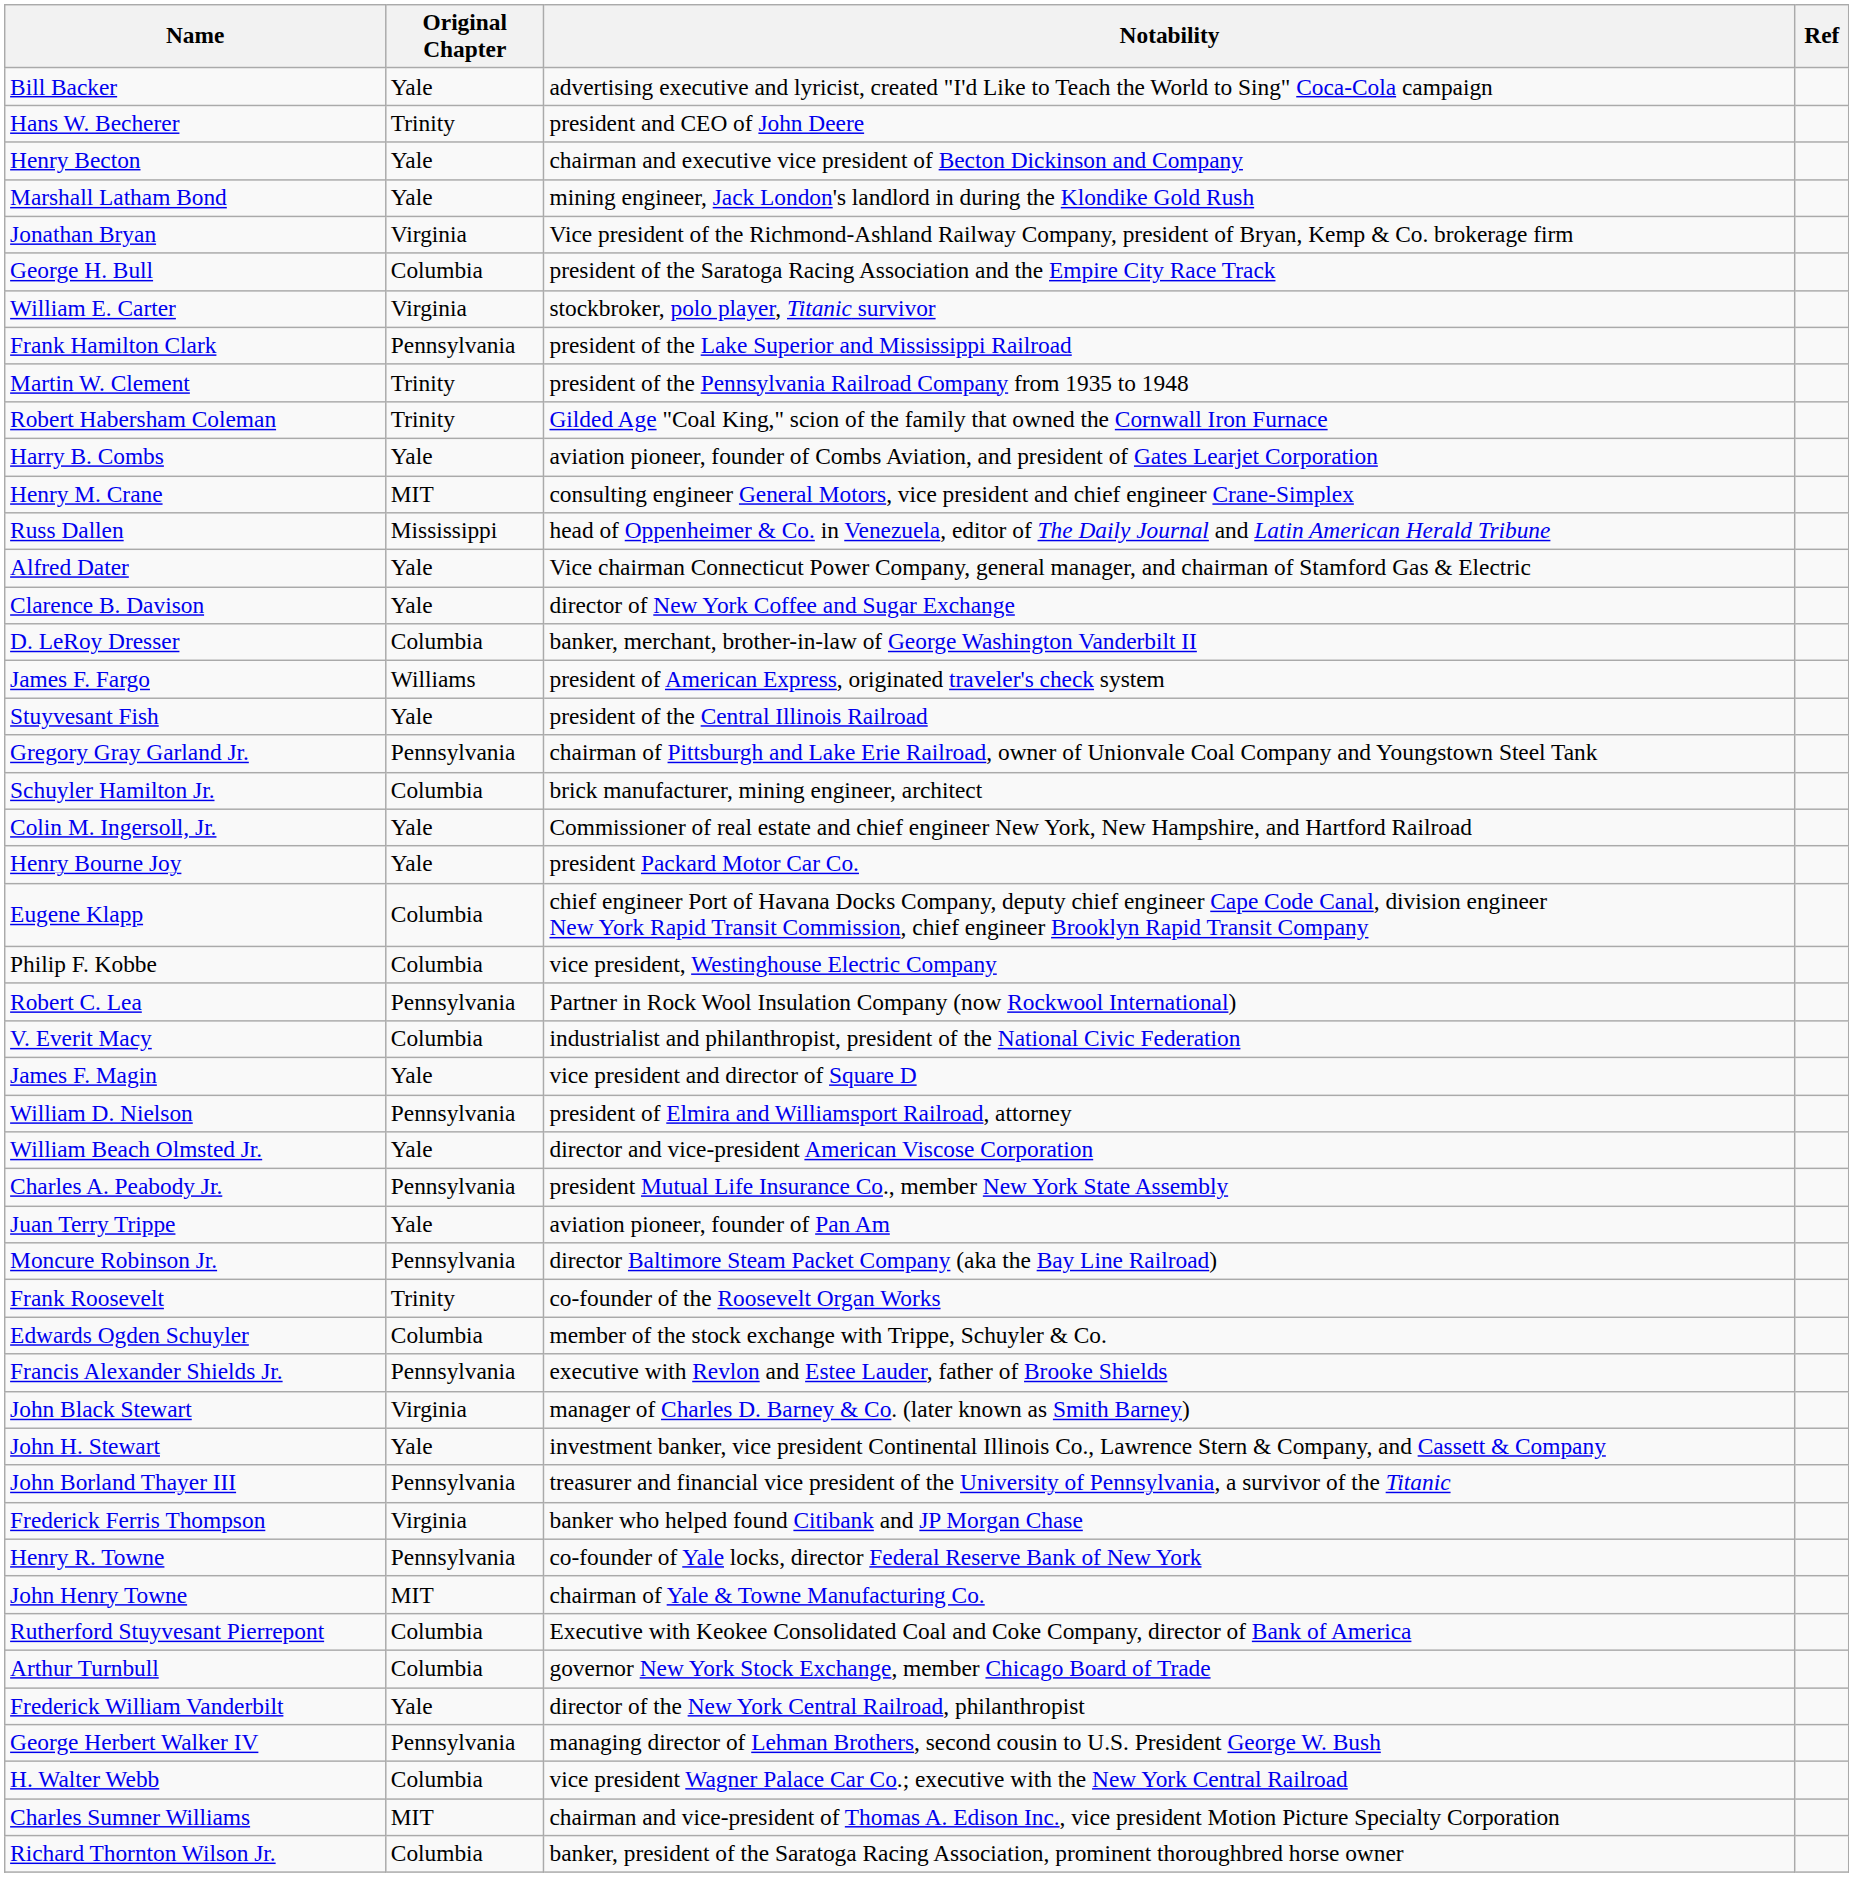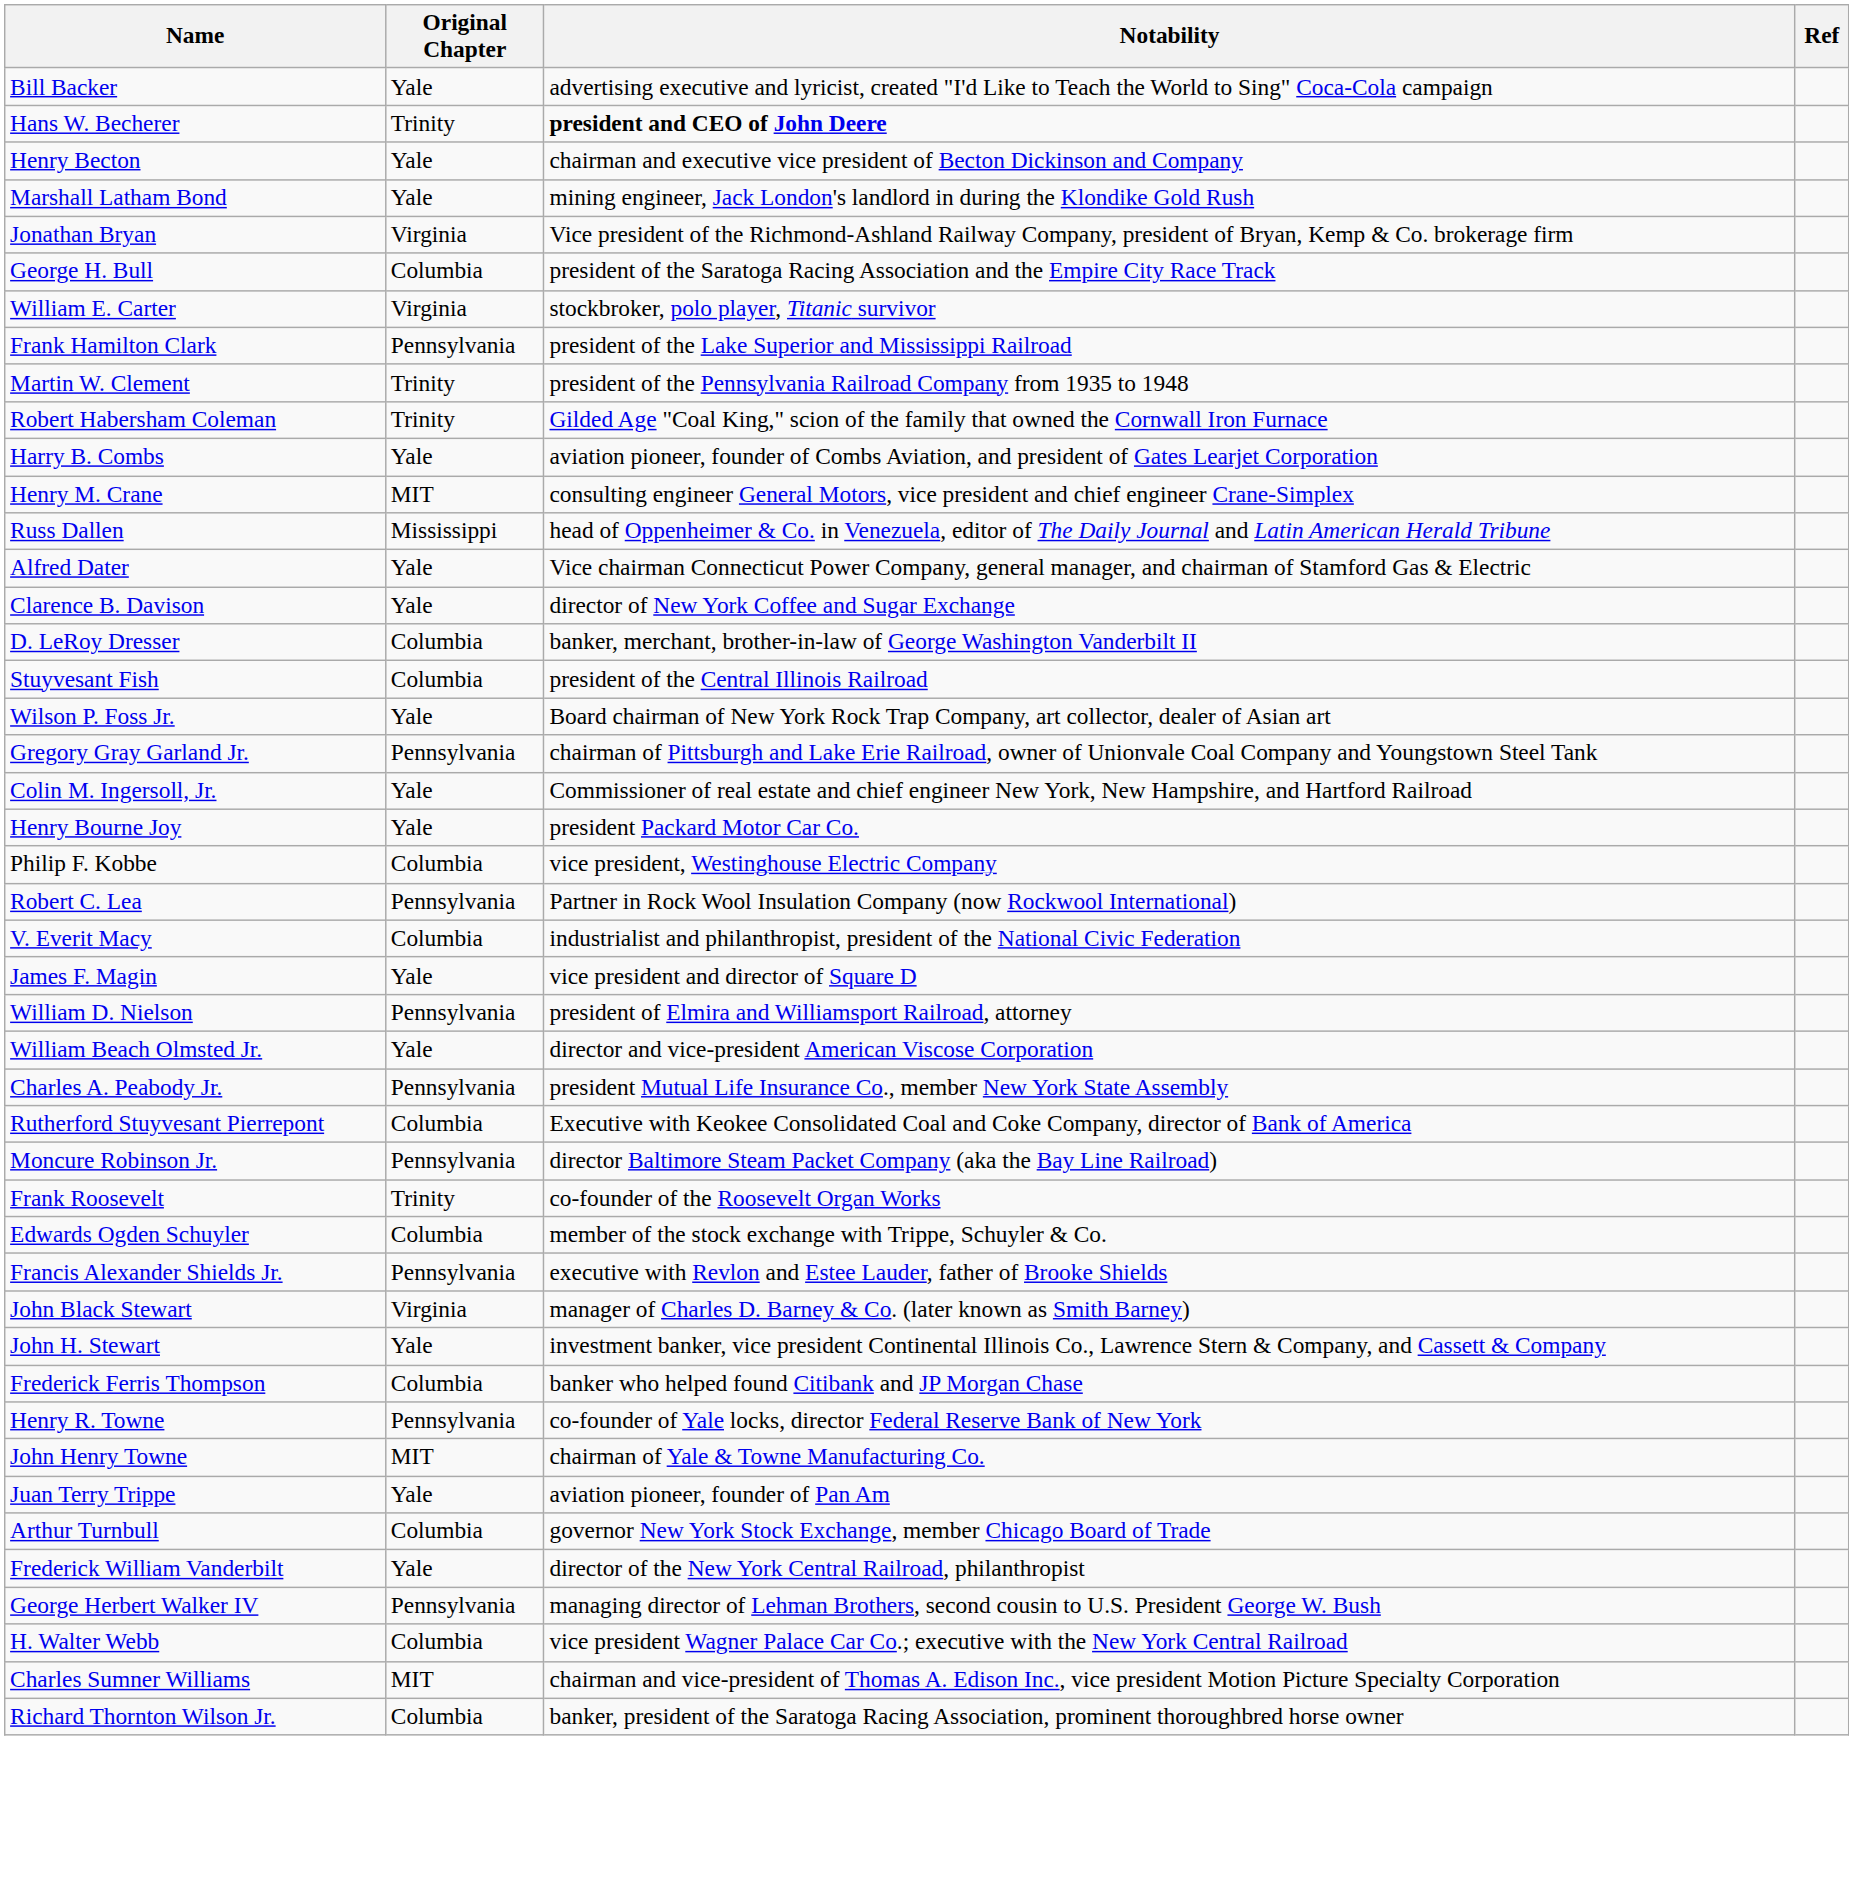(707, 123) normal -> (718, 123) bold
- row: (80, 679)
(412, 716) Yale -> (437, 679) Columbia
+ row: (92, 716)
- row: (112, 790)
- row: (77, 914)
rows swapped: (167, 1631) <-> (93, 1224)
- row: (123, 1483)
(429, 1520) Virginia -> (437, 1383) Columbia
